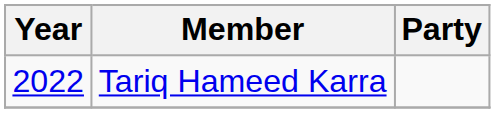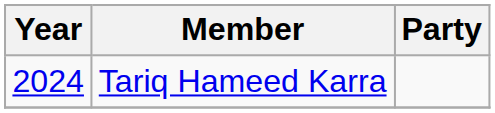(48, 81) 2022 -> (48, 81) 2024
